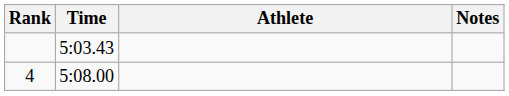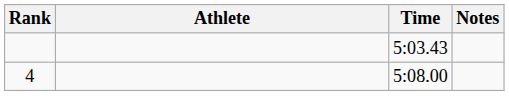columns swapped: (285, 18) <-> (87, 18)
